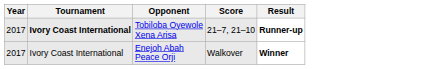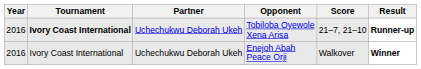+ column: (189, 12)
(16, 30) 2017 -> (16, 30) 2016
(16, 53) 2017 -> (16, 53) 2016
